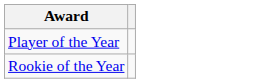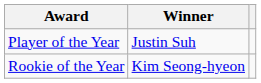+ column: (188, 16)
